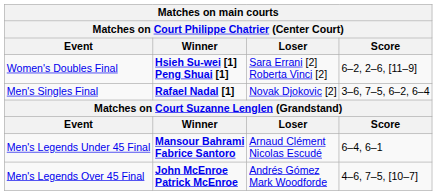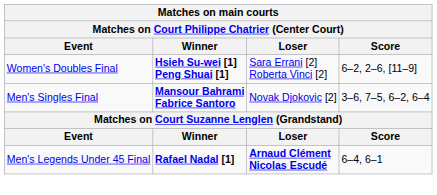(195, 91) Rafael Nadal [1] -> (200, 97) Mansour Bahrami Fabrice Santoro
(200, 147) Mansour Bahrami Fabrice Santoro -> (195, 159) Rafael Nadal [1]
(287, 147) normal -> (290, 159) bold
- row: (76, 176)
